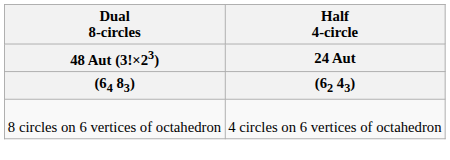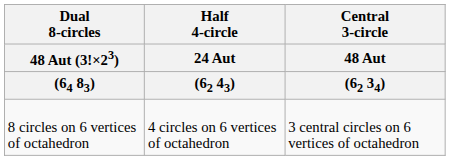+ column: (365, 85)
